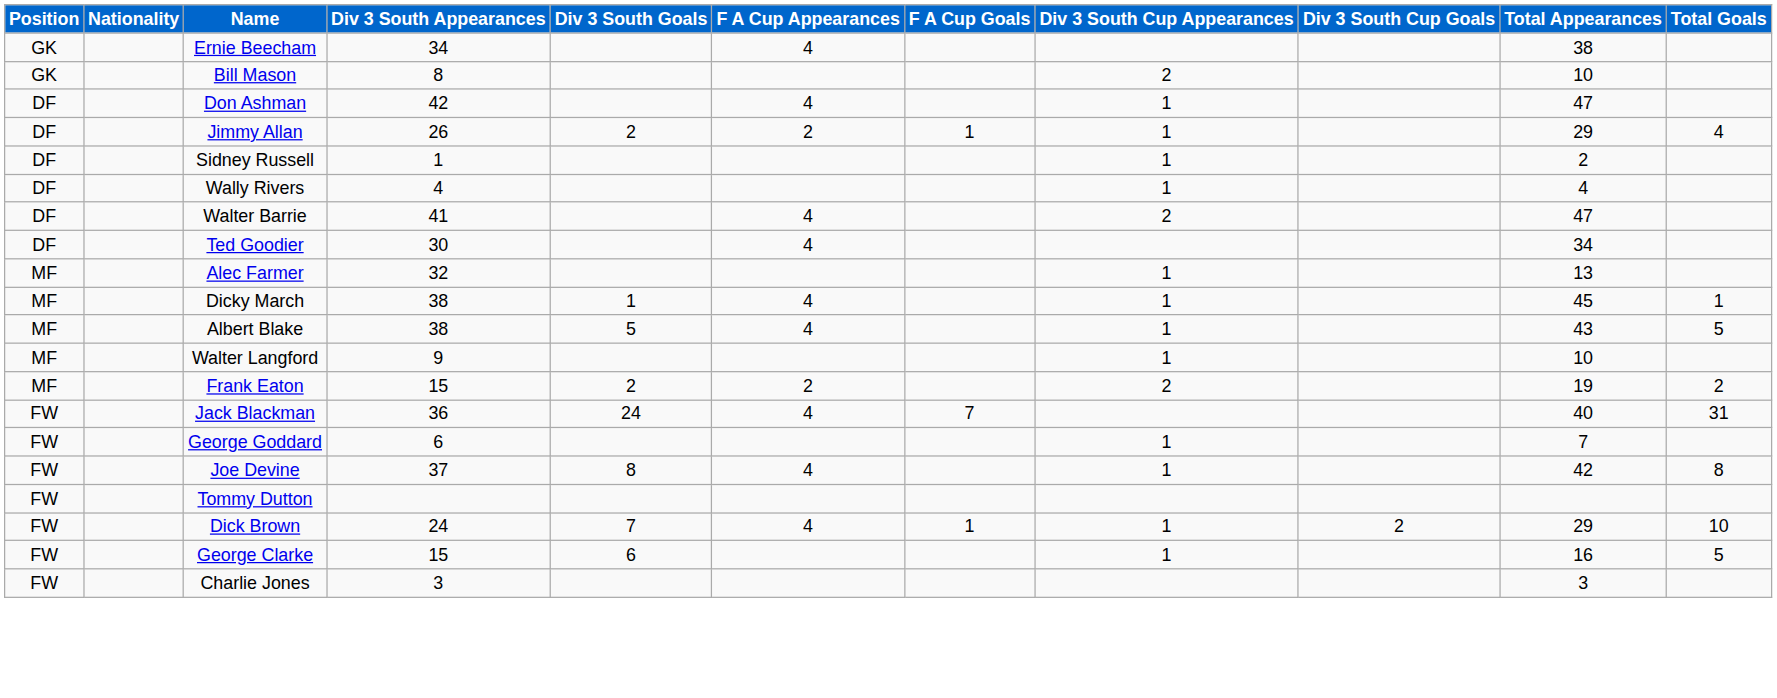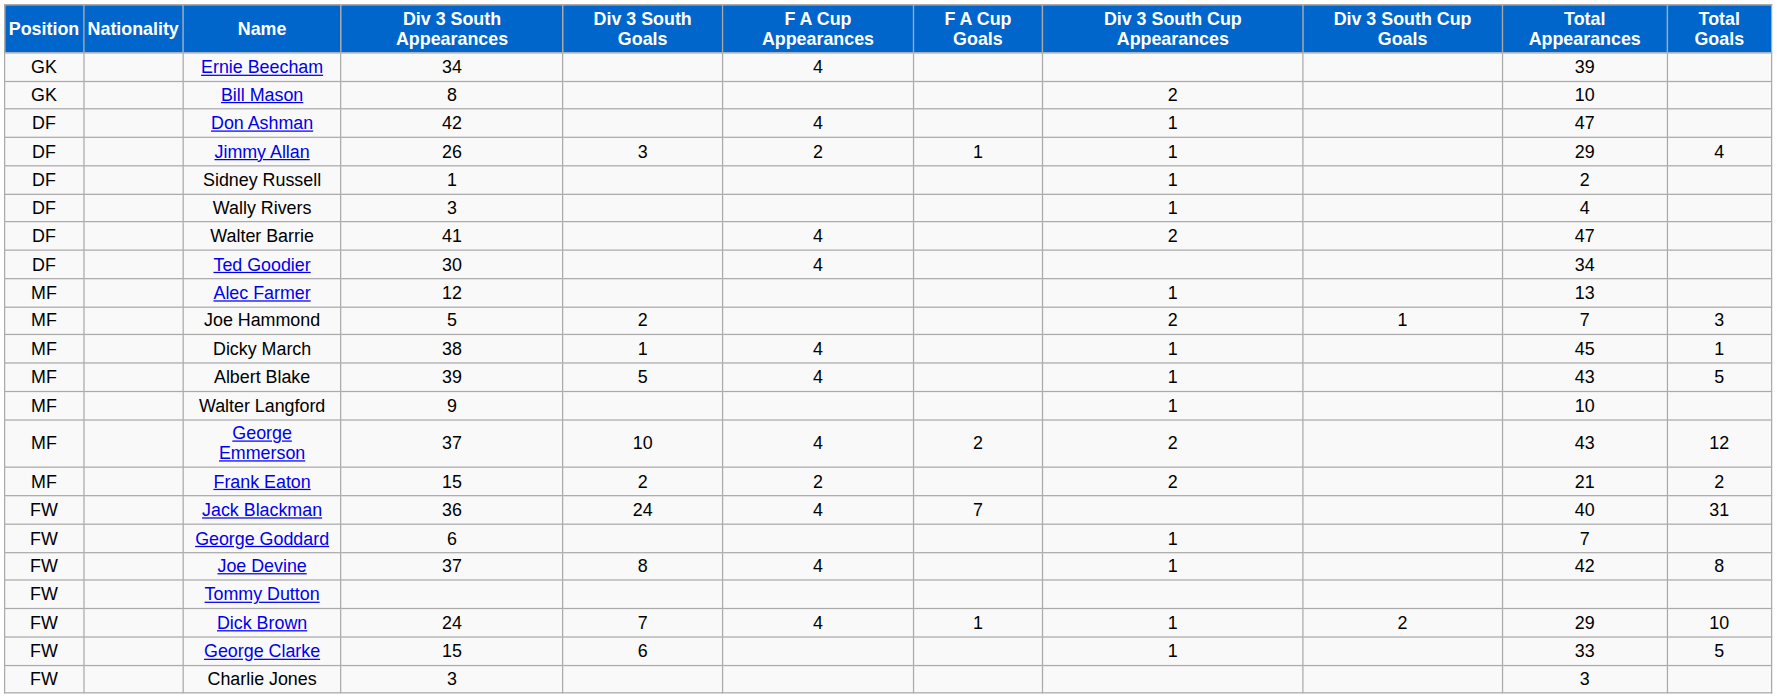(1583, 47) 38 -> (1585, 67) 39
(631, 132) 2 -> (643, 152) 3
(438, 188) 4 -> (452, 208) 3
(438, 273) 32 -> (452, 293) 12
+ row: (262, 321)
(438, 329) 38 -> (452, 377) 39
+ row: (262, 444)
(1583, 386) 19 -> (1585, 482) 21
(1583, 555) 16 -> (1585, 651) 33
